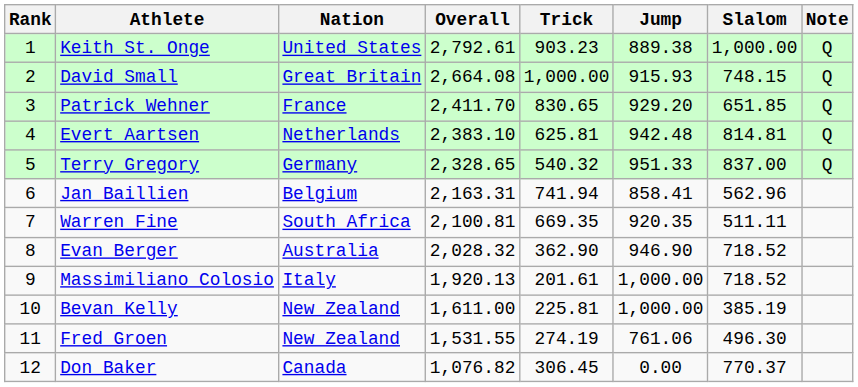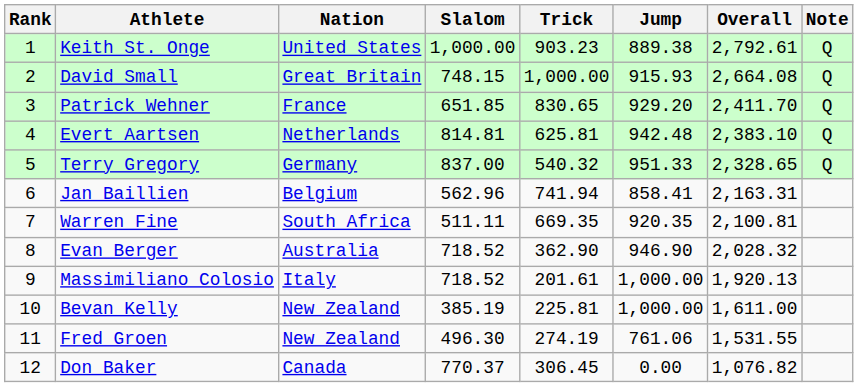columns swapped: (755, 19) <-> (473, 19)
